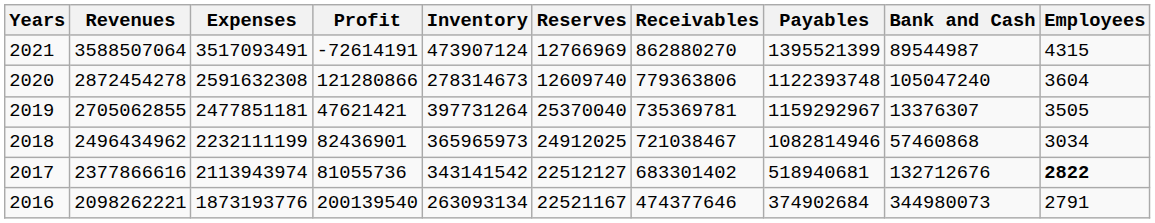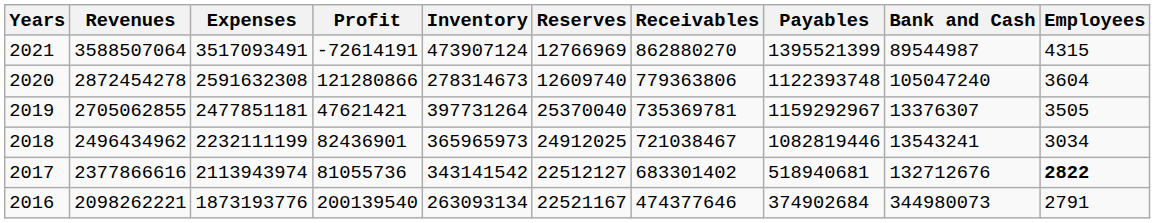(824, 142) 1082814946 -> (824, 142) 1082819446
(934, 142) 57460868 -> (934, 142) 13543241
